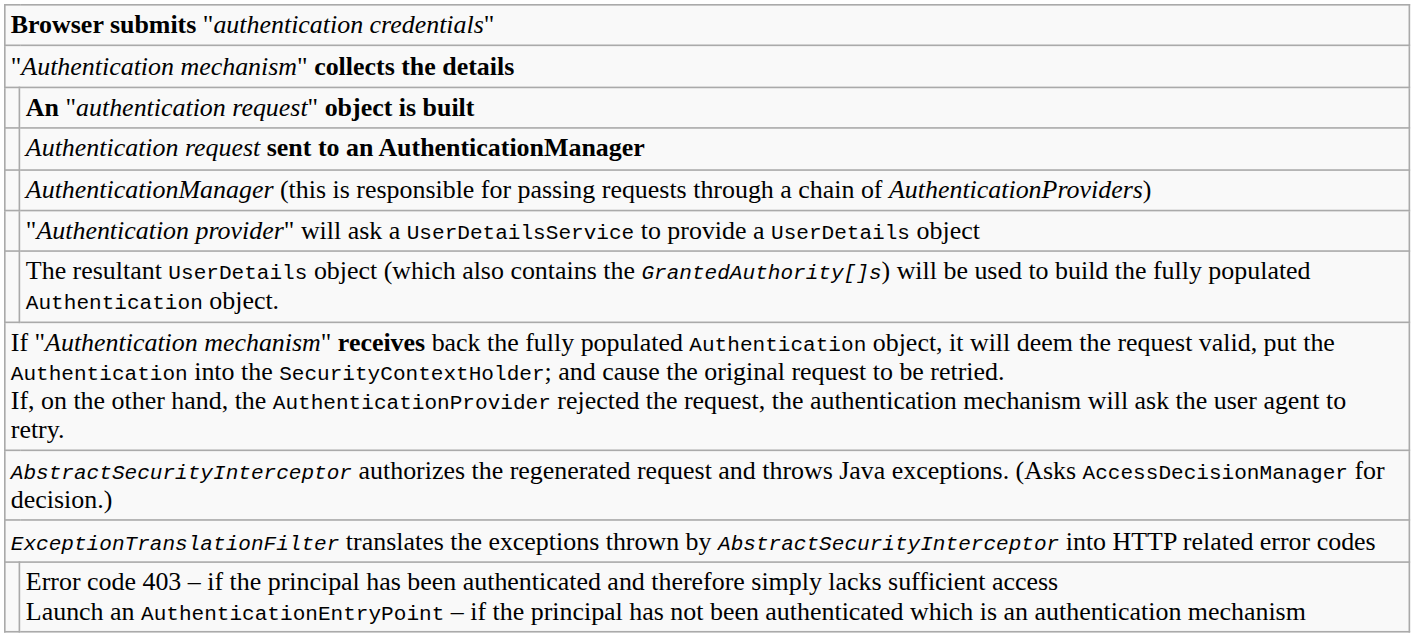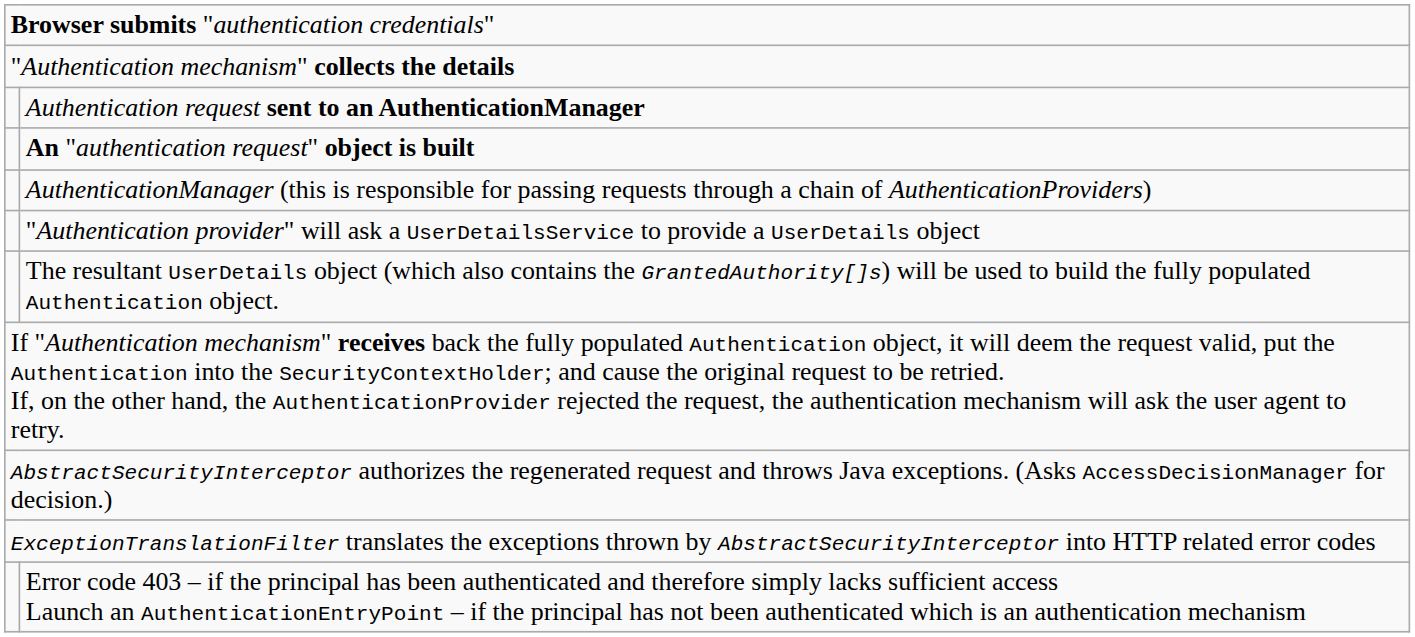rows swapped: (250, 107) <-> (335, 148)
